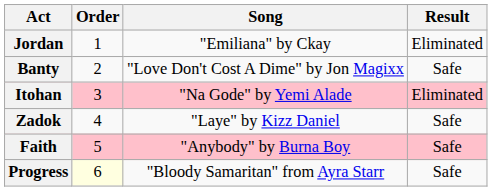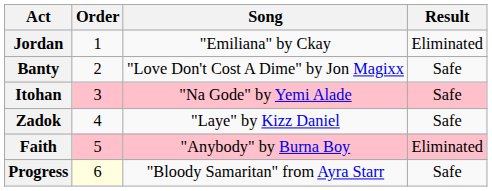(447, 95) Eliminated -> (447, 95) Safe
(447, 146) Safe -> (447, 146) Eliminated
